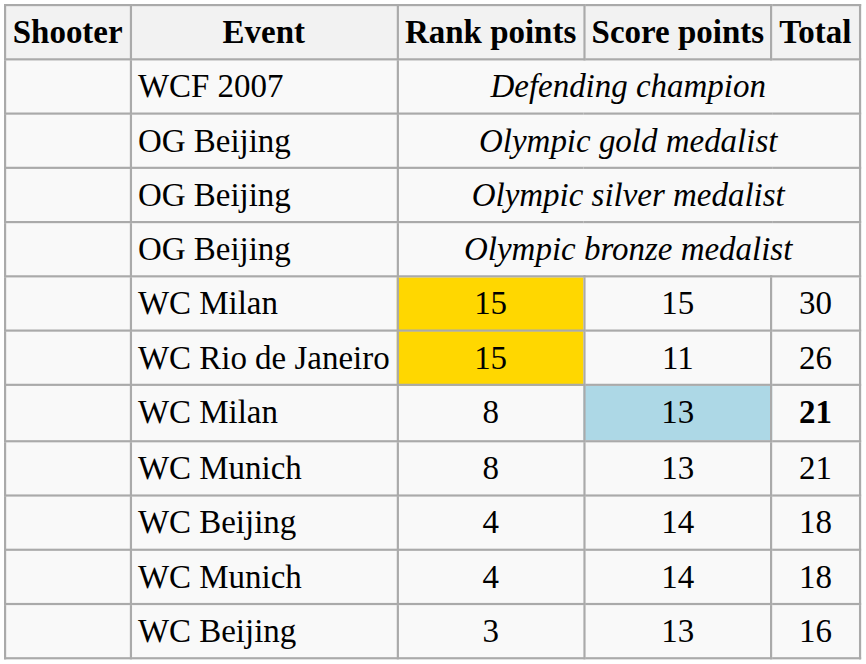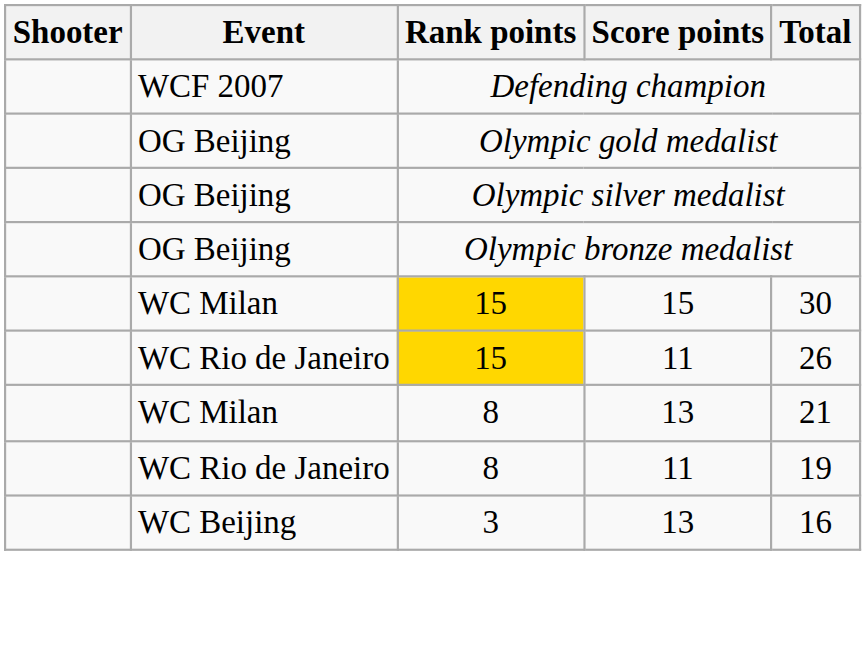(678, 412) lightblue background -> (678, 412) no background
(815, 412) bold -> (815, 412) normal
- row: (220, 466)
+ row: (264, 466)
- row: (217, 521)
- row: (220, 575)
